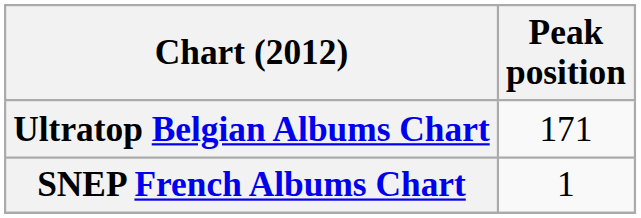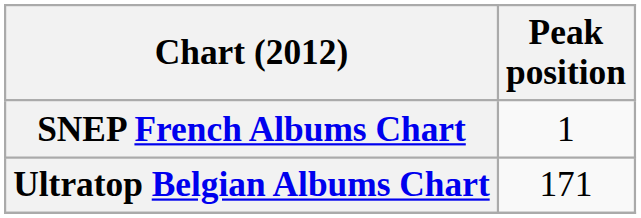rows swapped: (251, 128) <-> (251, 184)
